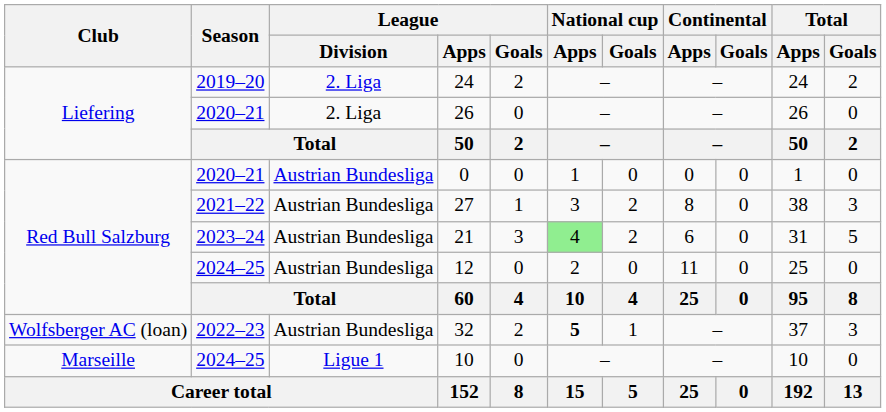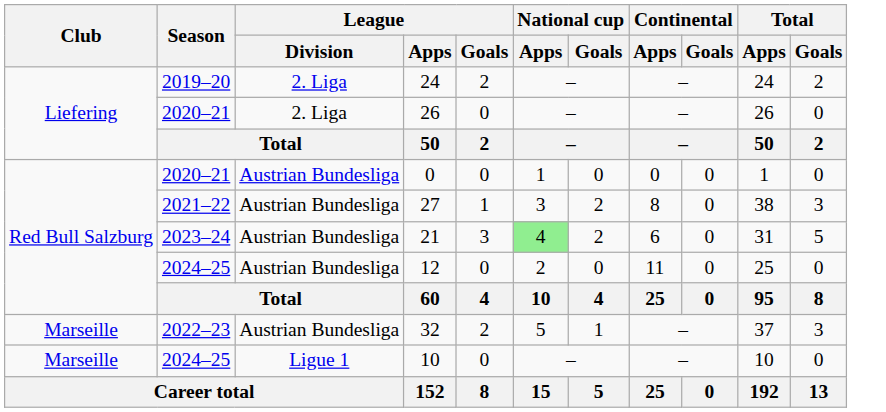(98, 329) Wolfsberger AC (loan) -> (81, 329) Marseille
(575, 329) bold -> (541, 329) normal
